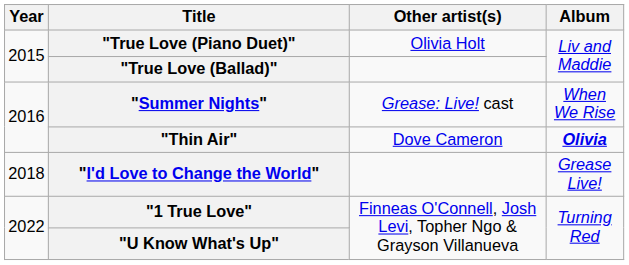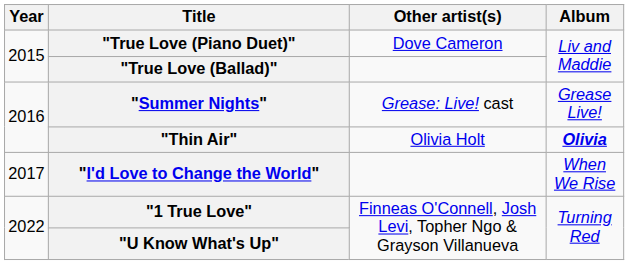(448, 43) Olivia Holt -> (448, 43) Dove Cameron
(585, 104) When We Rise -> (585, 104) Grease Live!
(448, 139) Dove Cameron -> (448, 139) Olivia Holt
(26, 174) 2018 -> (26, 174) 2017
(585, 174) Grease Live! -> (585, 174) When We Rise
